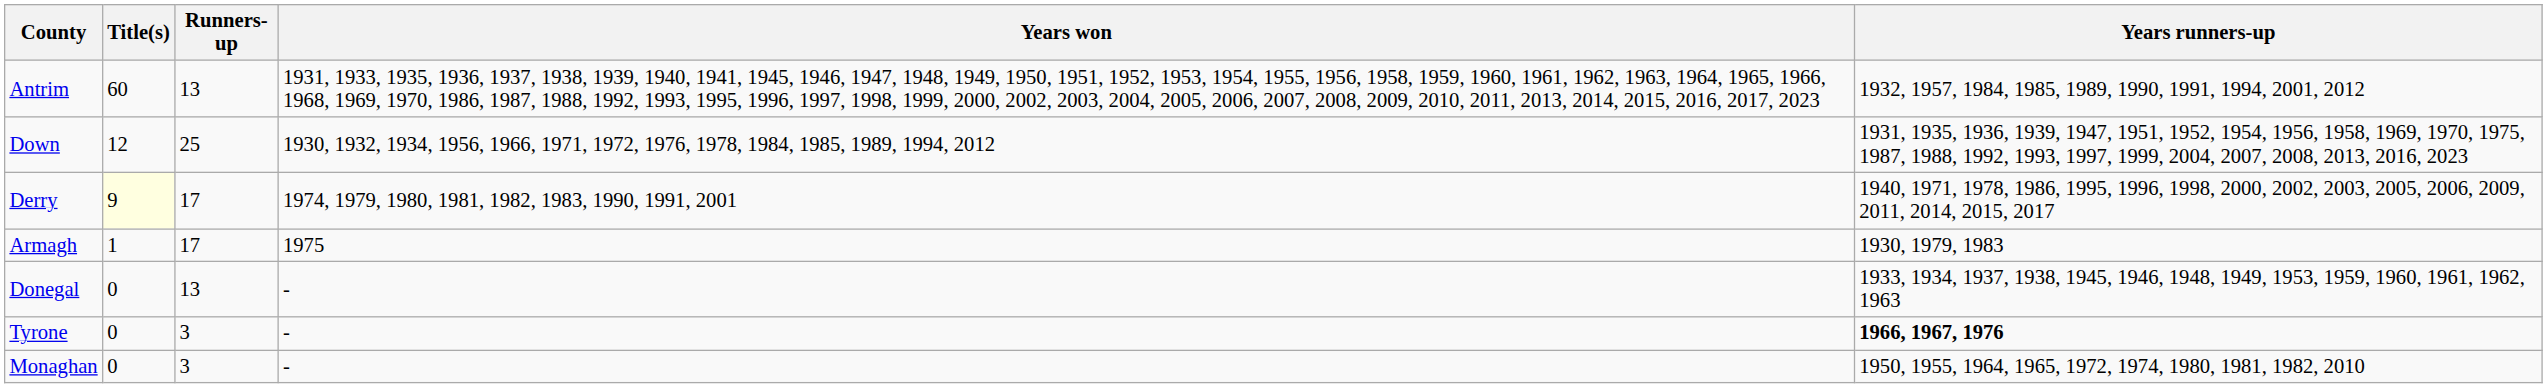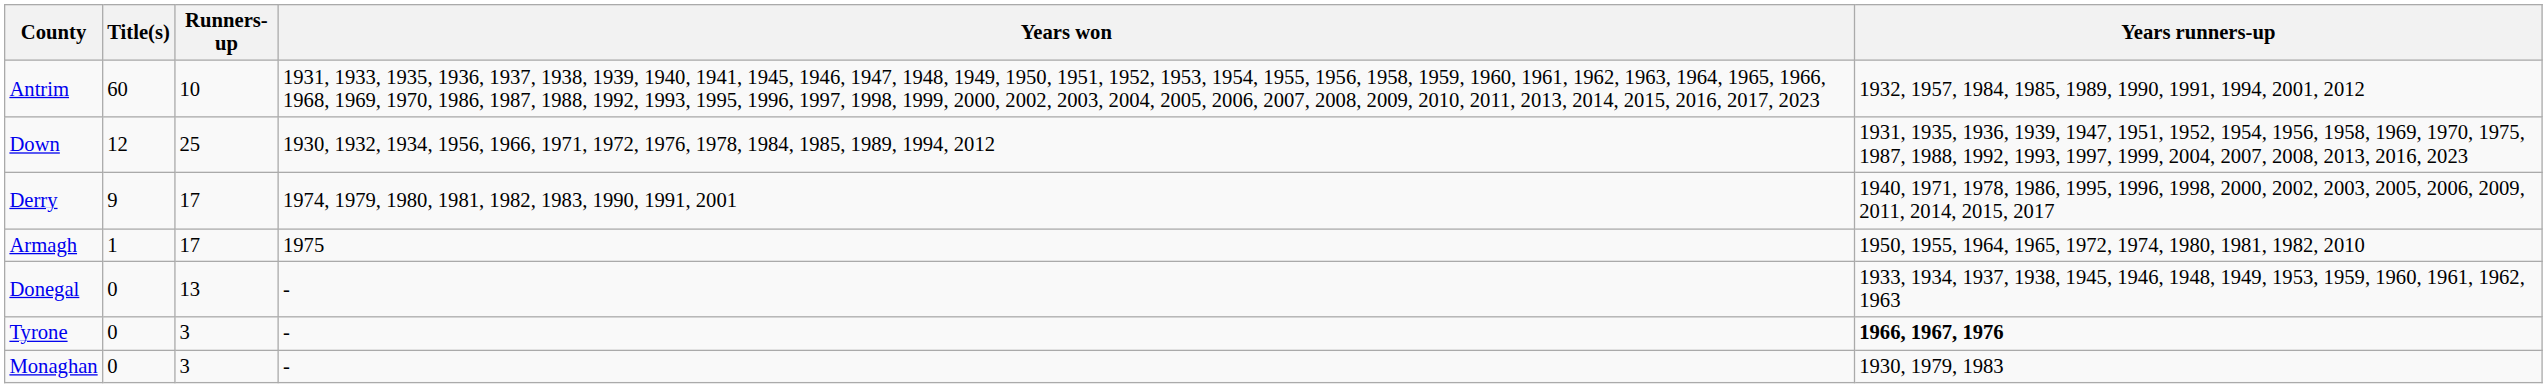(190, 88) 13 -> (190, 88) 10
(112, 200) lightyellow background -> (112, 200) no background
(1931, 244) 1930, 1979, 1983 -> (2112, 244) 1950, 1955, 1964, 1965, 1972, 1974, 1980, 1981, 1982, 2010
(2112, 366) 1950, 1955, 1964, 1965, 1972, 1974, 1980, 1981, 1982, 2010 -> (1931, 366) 1930, 1979, 1983
